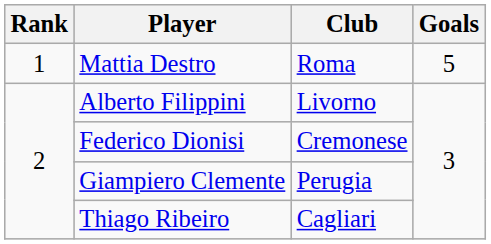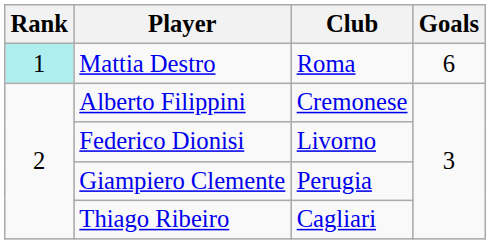(39, 63) no background -> (39, 63) paleturquoise background
(449, 63) 5 -> (449, 63) 6
(336, 102) Livorno -> (352, 102) Cremonese
(352, 141) Cremonese -> (336, 141) Livorno
